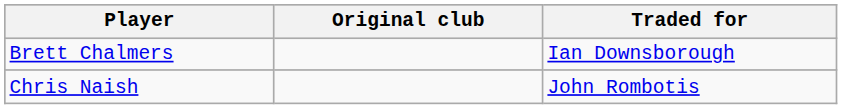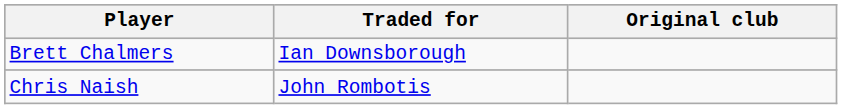columns swapped: (408, 21) <-> (690, 21)
